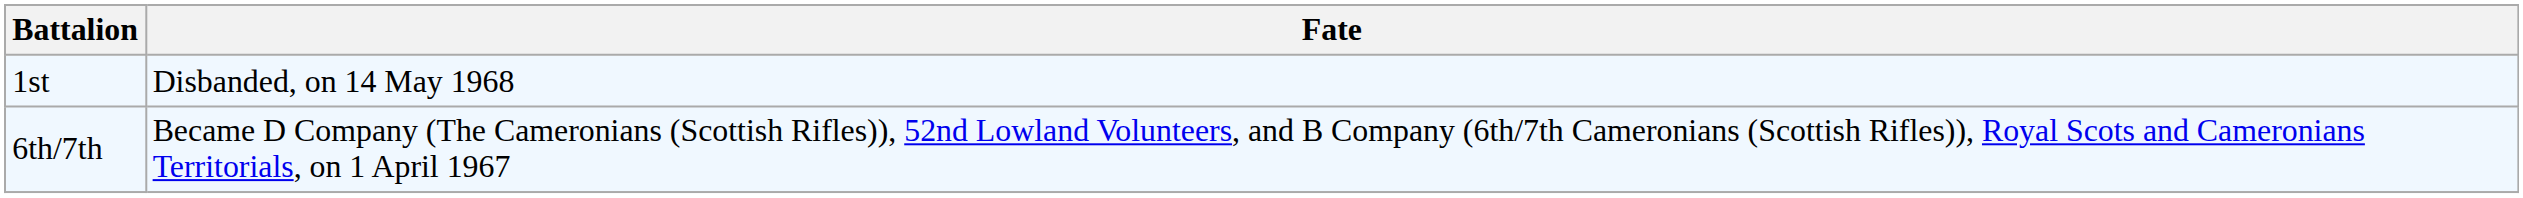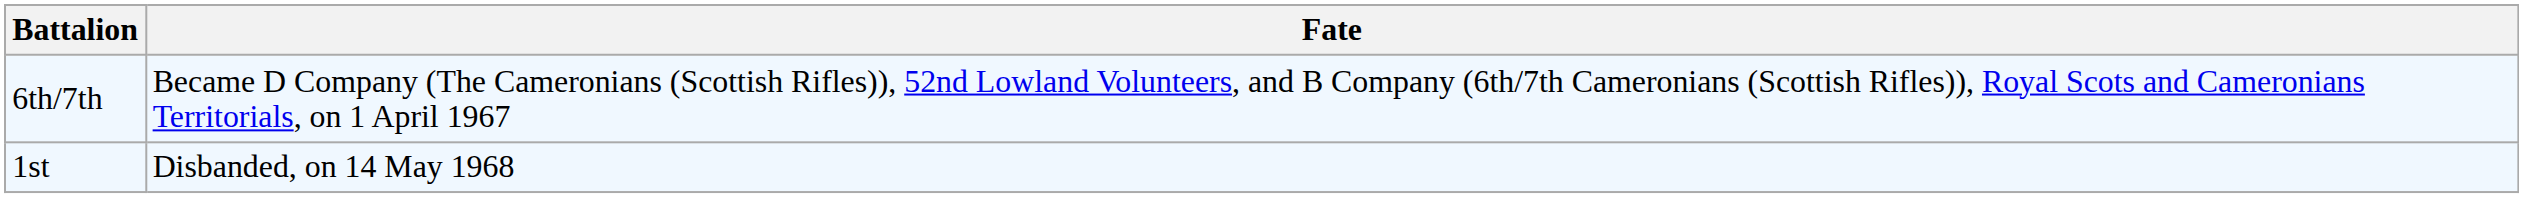rows swapped: (31, 80) <-> (57, 148)
